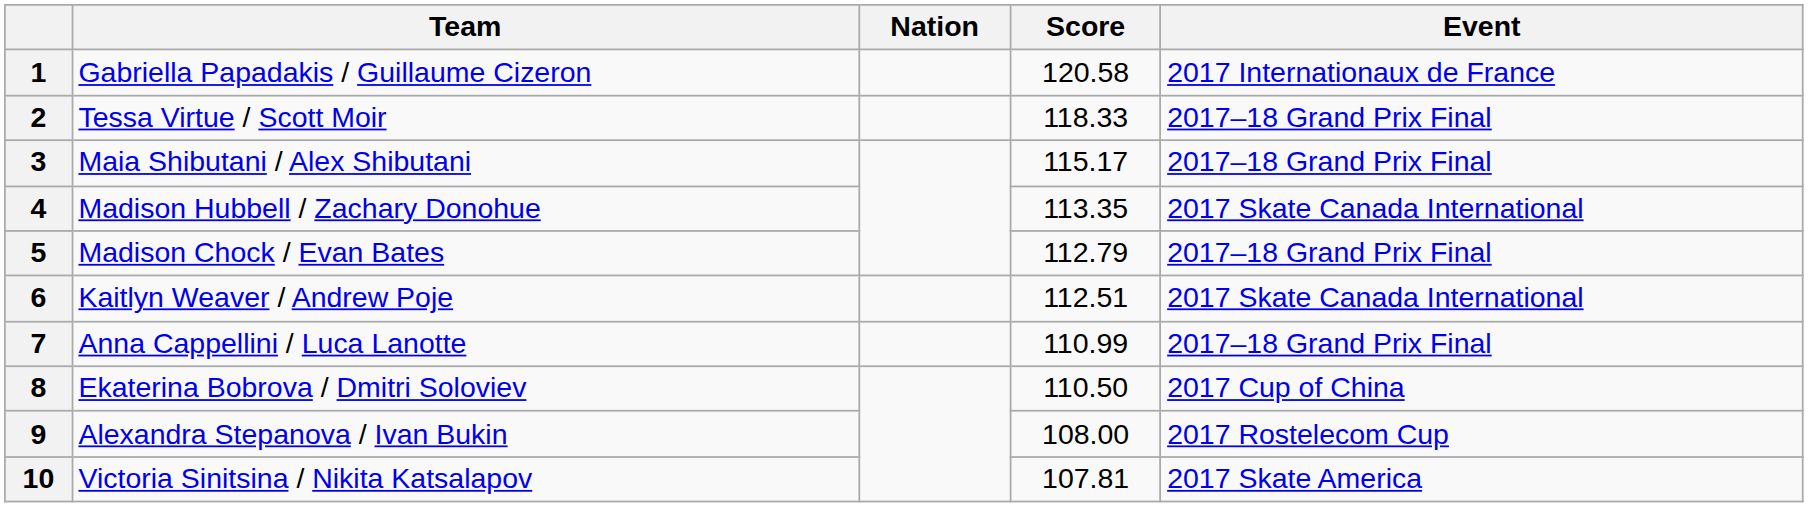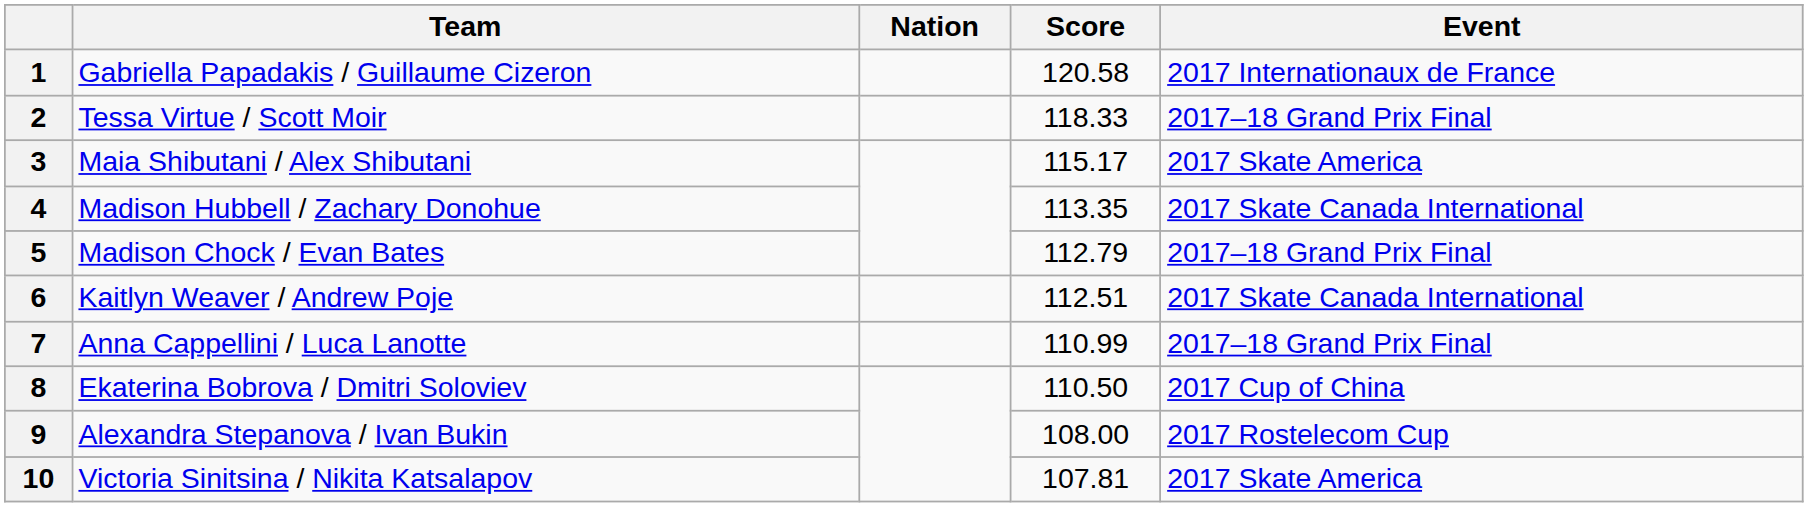(1329, 162) 2017–18 Grand Prix Final -> (1295, 162) 2017 Skate America
